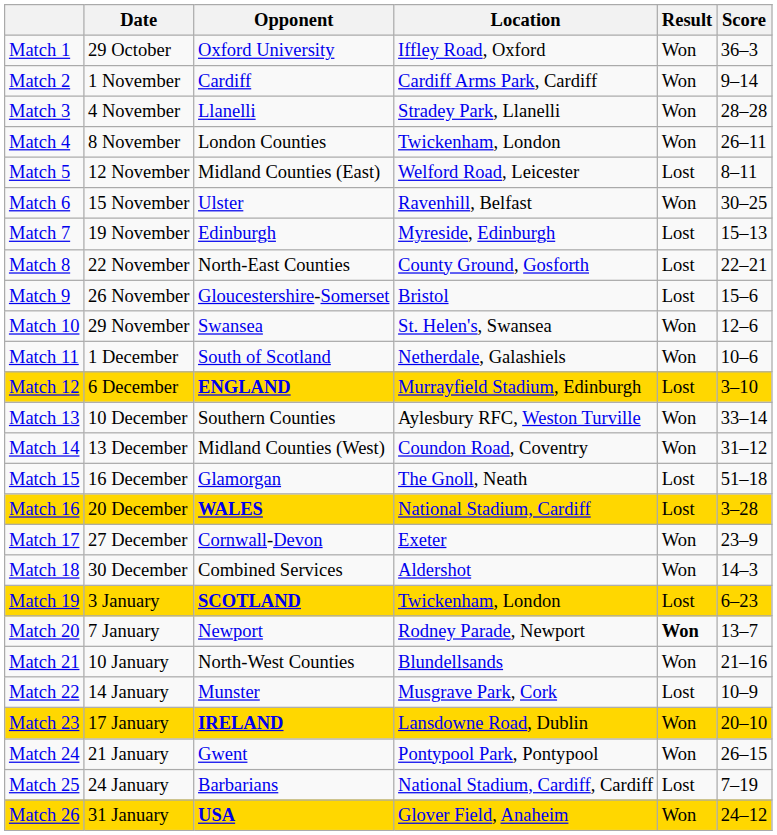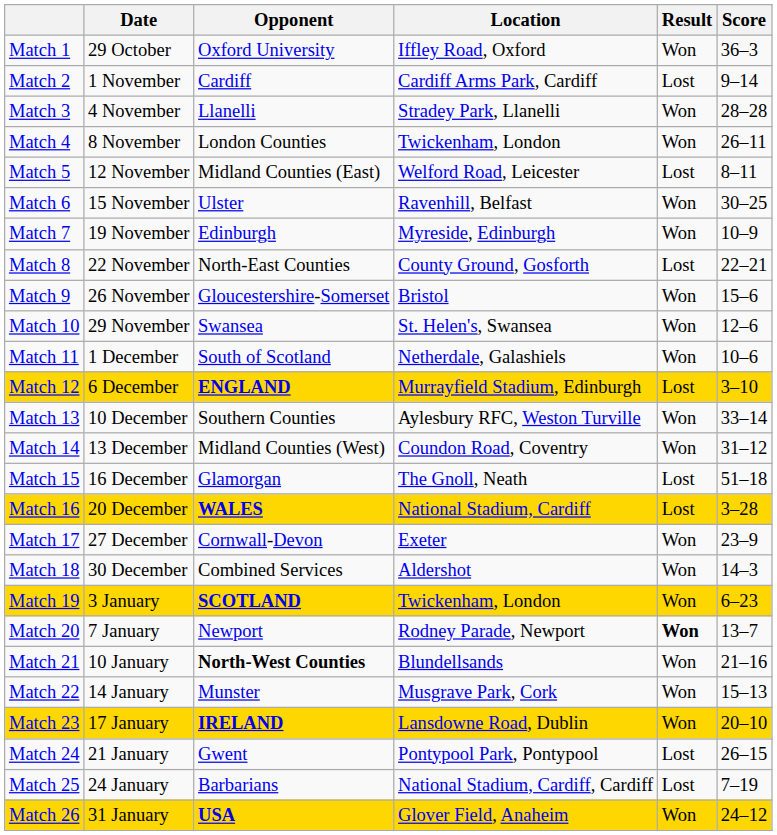(679, 81) Won -> (678, 81) Lost
(678, 234) Lost -> (679, 234) Won
(744, 234) 15–13 -> (739, 234) 10–9
(678, 295) Lost -> (679, 295) Won
(678, 600) Lost -> (679, 600) Won
(276, 662) normal -> (282, 662) bold
(678, 692) Lost -> (679, 692) Won
(739, 692) 10–9 -> (744, 692) 15–13
(679, 753) Won -> (678, 753) Lost
